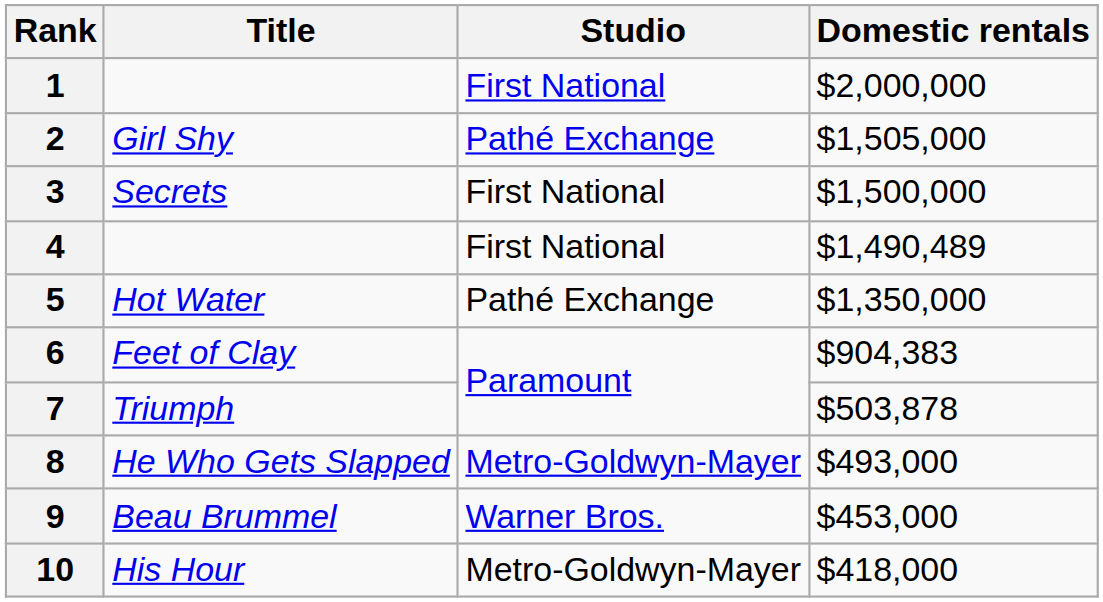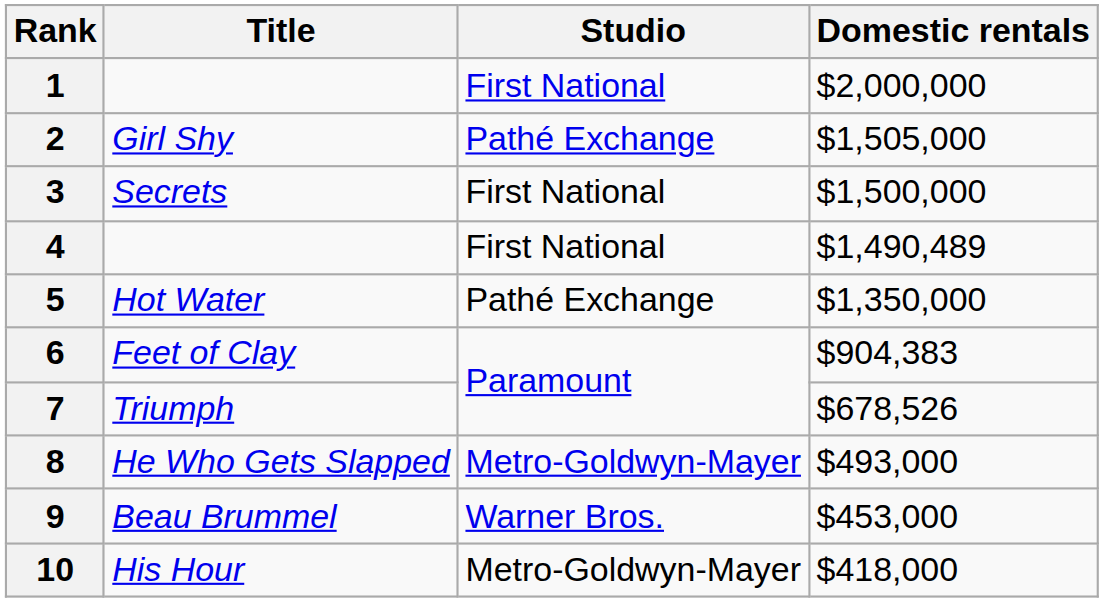(887, 407) $503,878 -> (887, 407) $678,526
